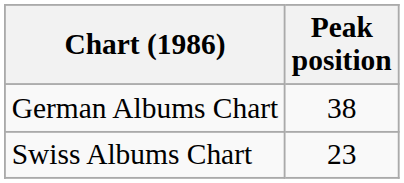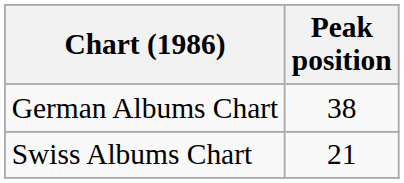(342, 154) 23 -> (342, 154) 21
